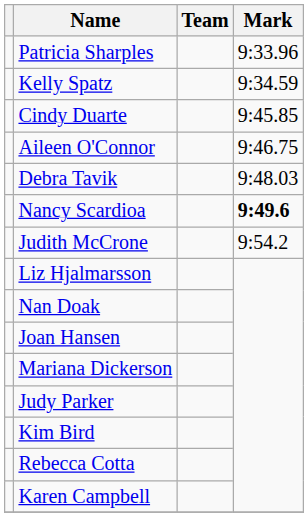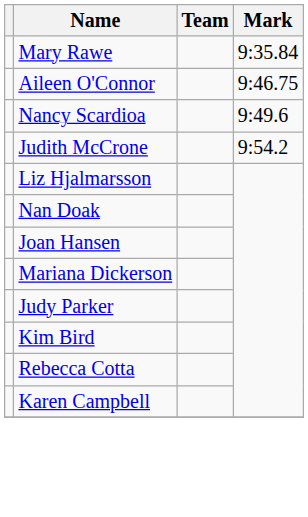- row: (86, 52)
- row: (65, 83)
+ row: (65, 52)
- row: (73, 115)
- row: (68, 178)
(264, 210) bold -> (263, 115) normal
